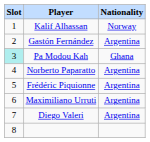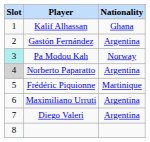(122, 26) Norway -> (122, 26) Ghana
(122, 55) Ghana -> (122, 55) Norway
(14, 70) no background -> (14, 70) lightgrey background
(122, 85) Argentina -> (122, 85) Martinique
